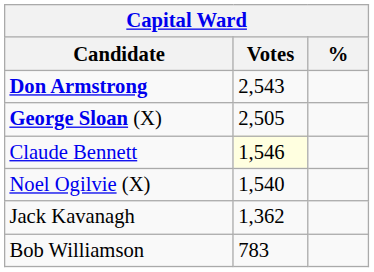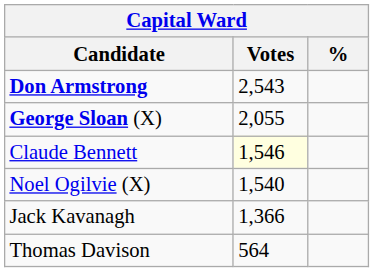(261, 119) 2,505 -> (261, 119) 2,055
(261, 217) 1,362 -> (261, 217) 1,366
- row: (77, 250)
+ row: (80, 250)
